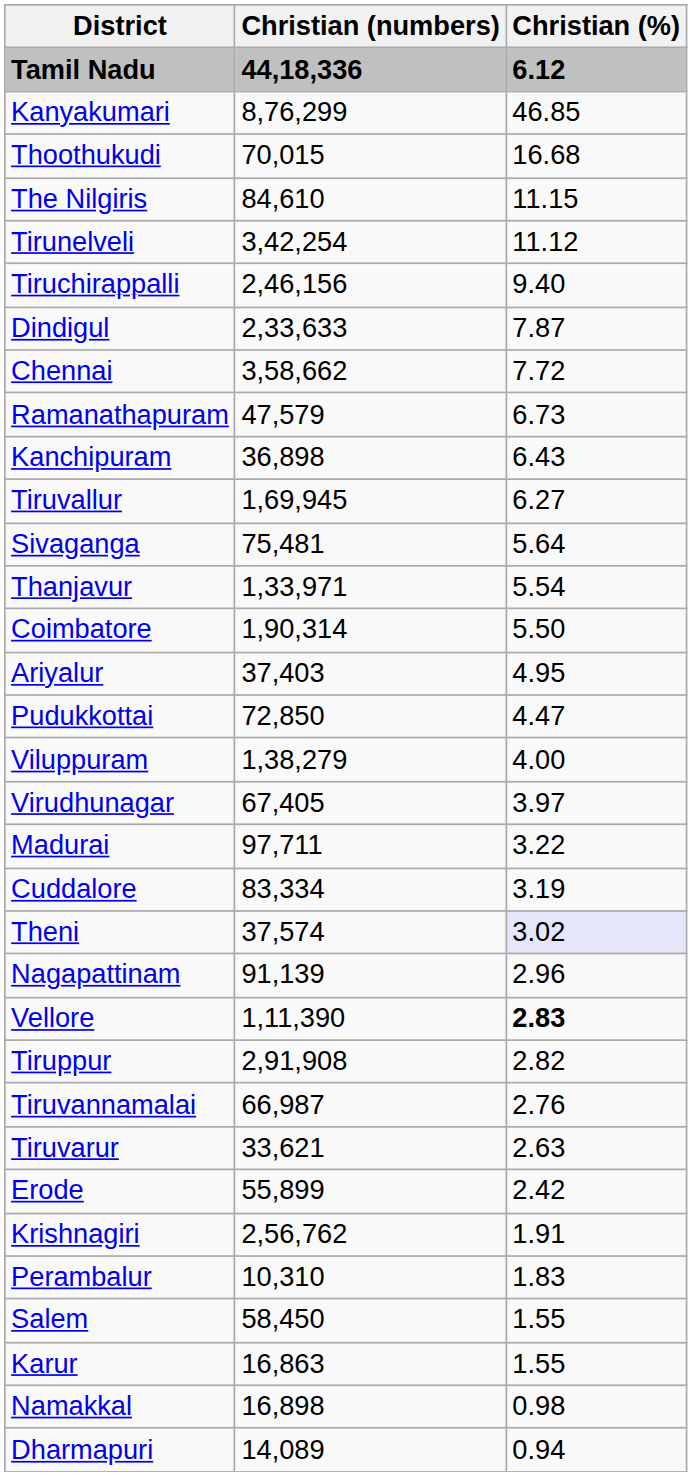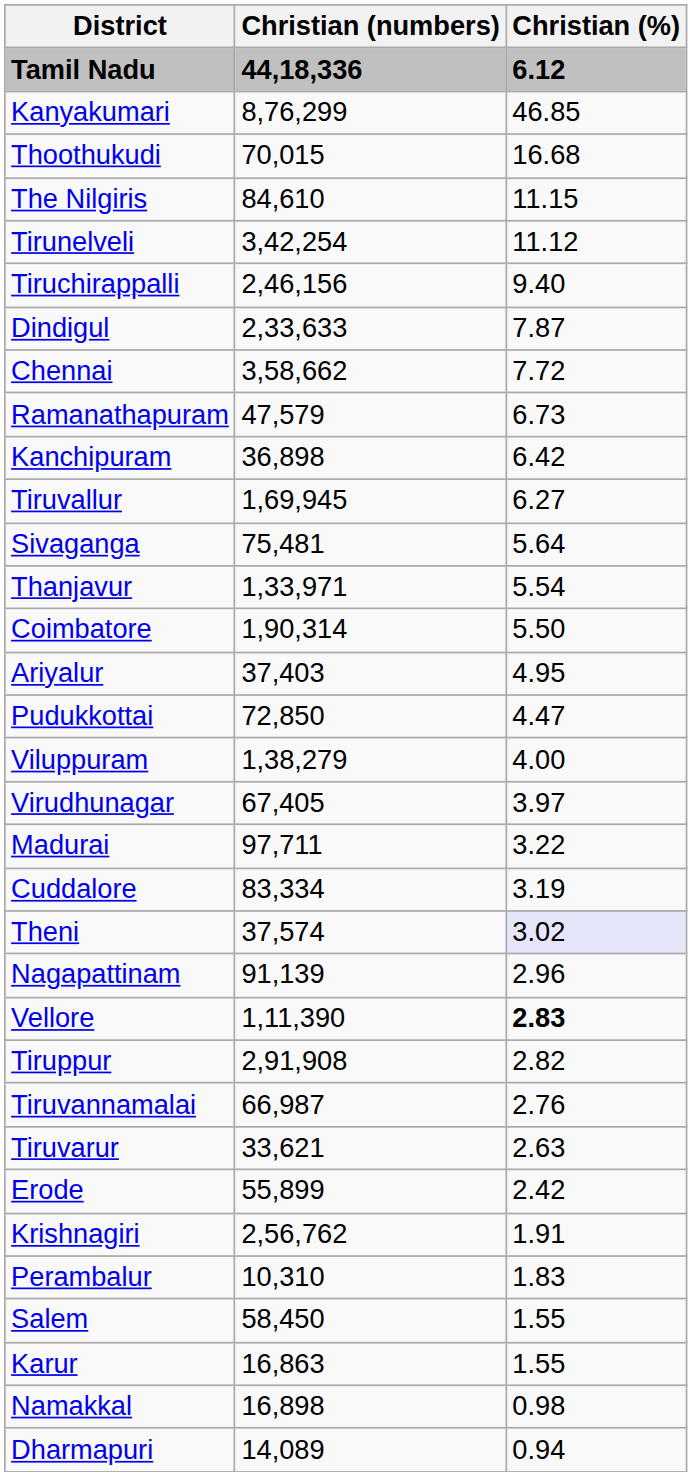(539, 457) 6.43 -> (539, 457) 6.42
